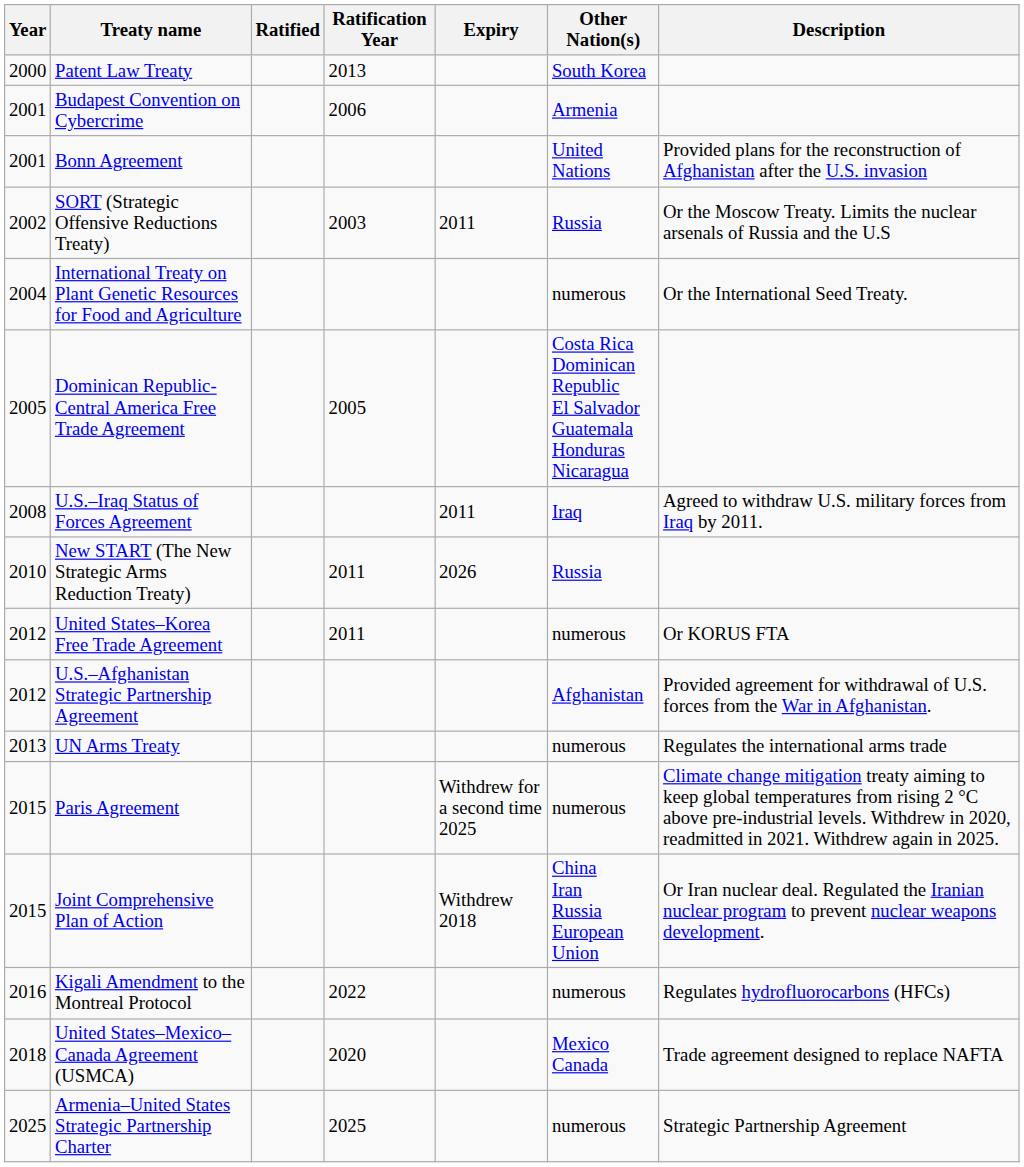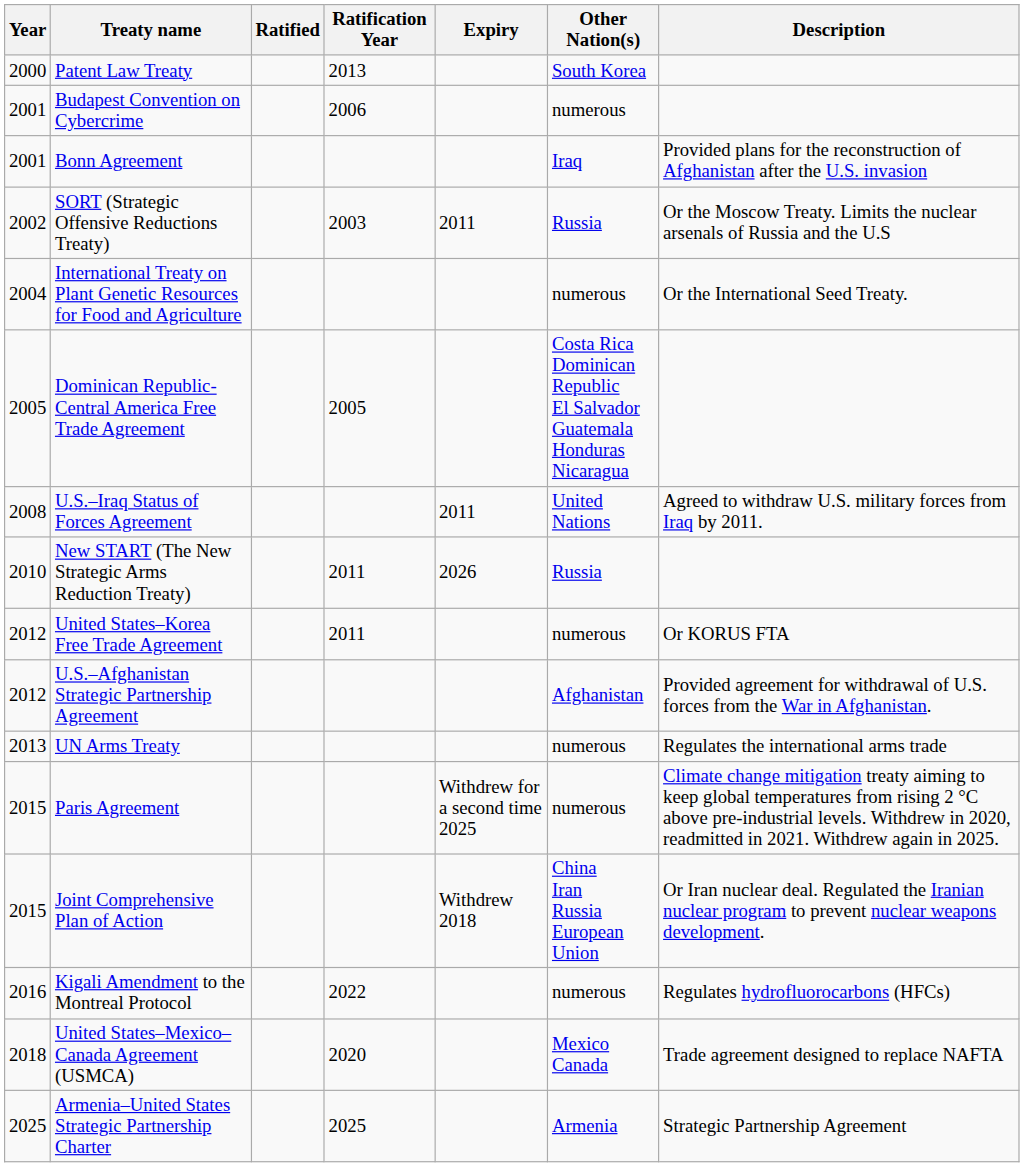(585, 110) Armenia -> (589, 110) numerous
(581, 161) United Nations -> (567, 161) Iraq
(567, 511) Iraq -> (581, 511) United Nations
(589, 1126) numerous -> (585, 1126) Armenia
